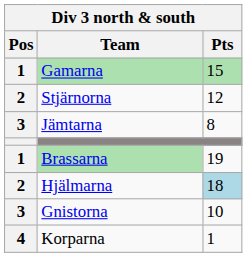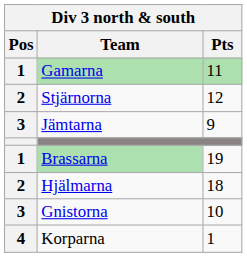(215, 71) 15 -> (215, 71) 11
(211, 124) 8 -> (211, 124) 9
(215, 185) lightblue background -> (215, 185) no background
